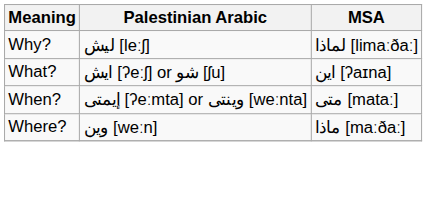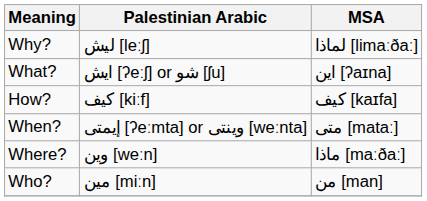+ row: (30, 99)
+ row: (30, 181)
